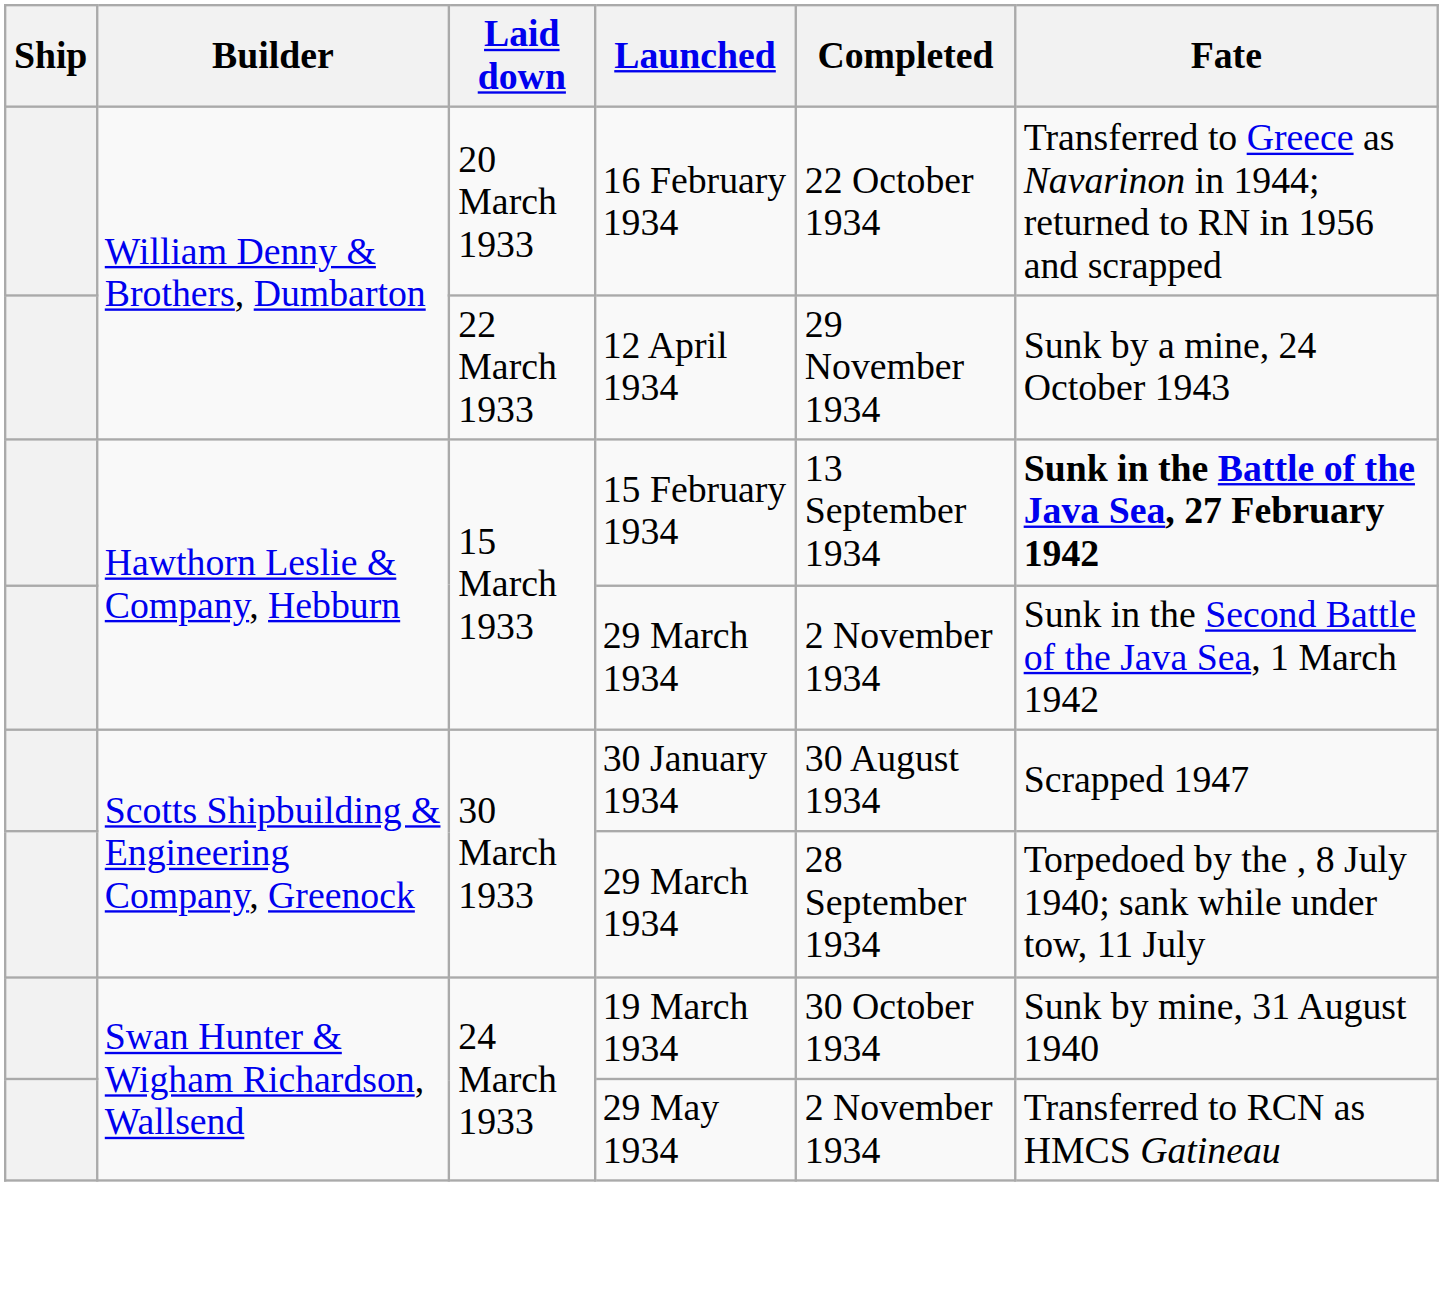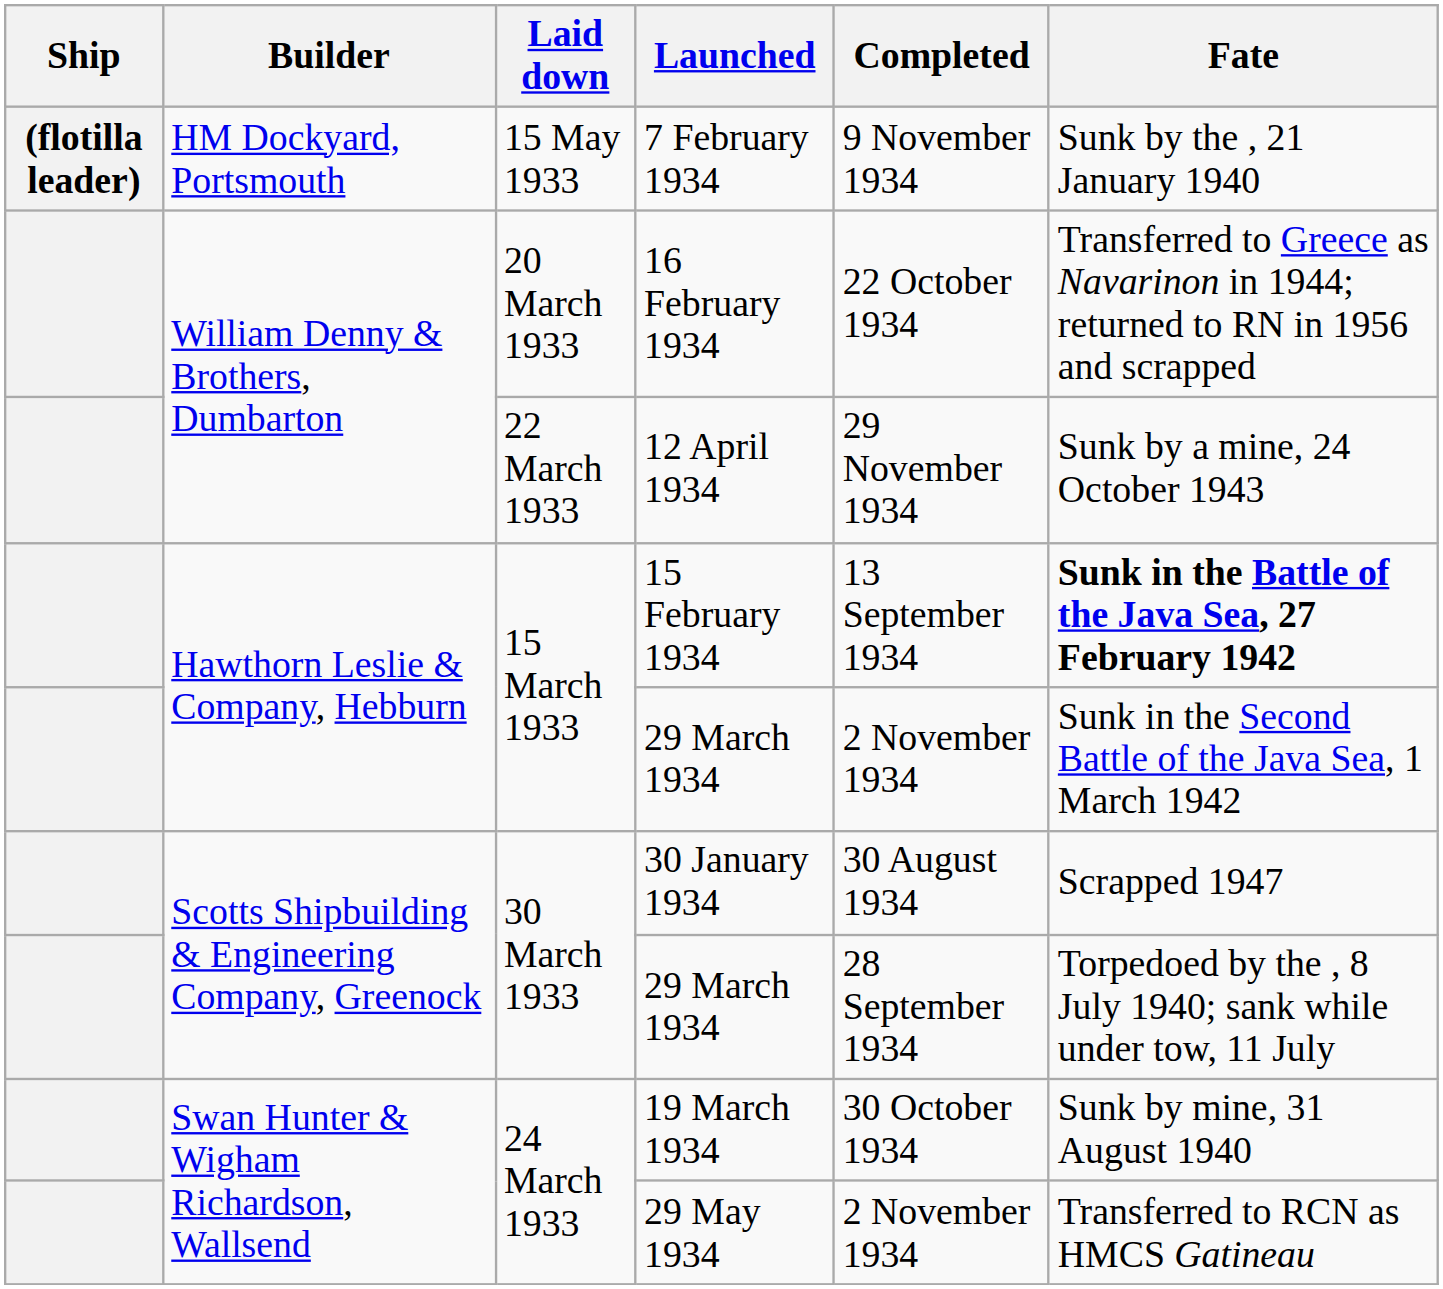+ row: (562, 158)
